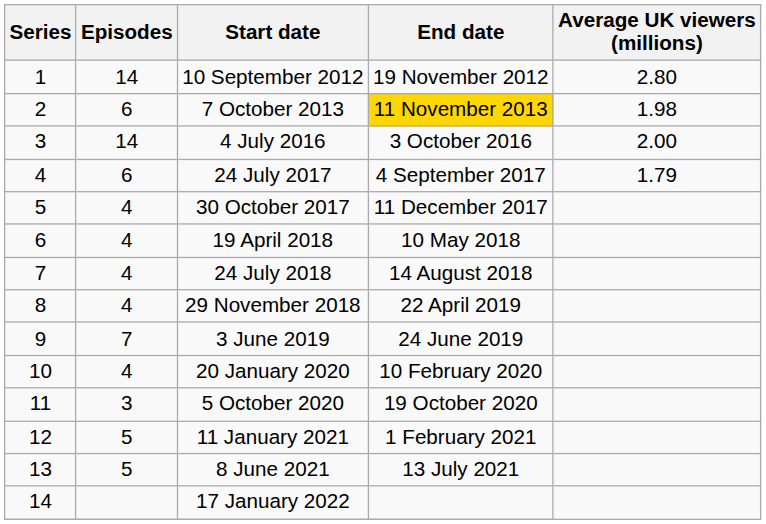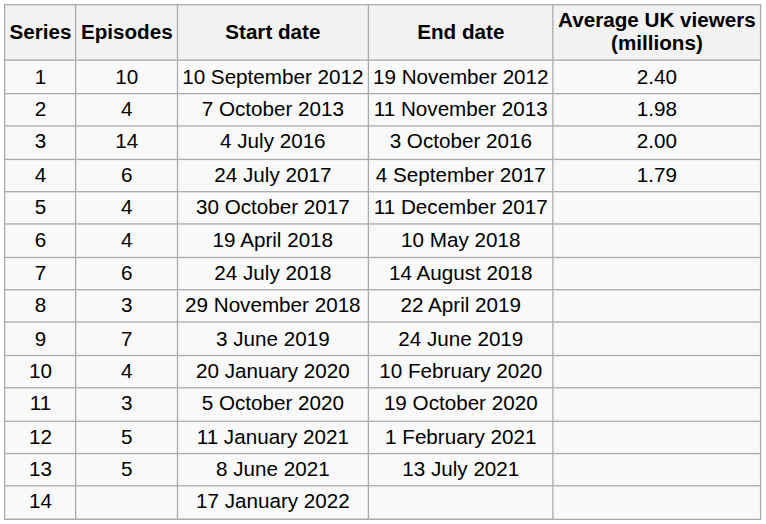(127, 76) 14 -> (127, 76) 10
(657, 76) 2.80 -> (657, 76) 2.40
(127, 109) 6 -> (127, 109) 4
(461, 109) gold background -> (461, 109) no background
(127, 273) 4 -> (127, 273) 6
(127, 305) 4 -> (127, 305) 3
